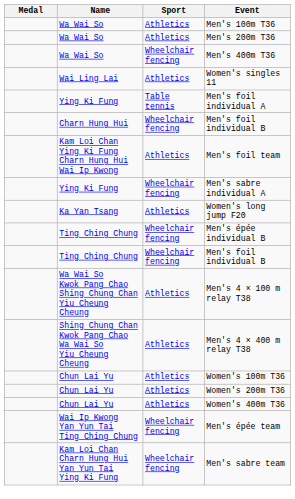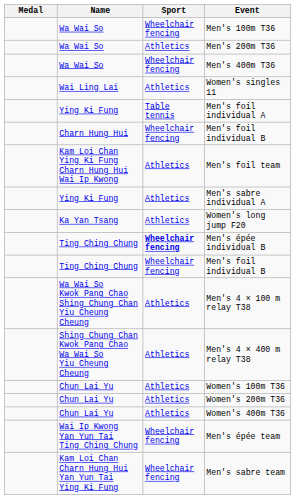(167, 24) Athletics -> (170, 29) Wheelchair fencing
(170, 189) Wheelchair fencing -> (167, 198) Athletics
(170, 234) normal -> (170, 244) bold
